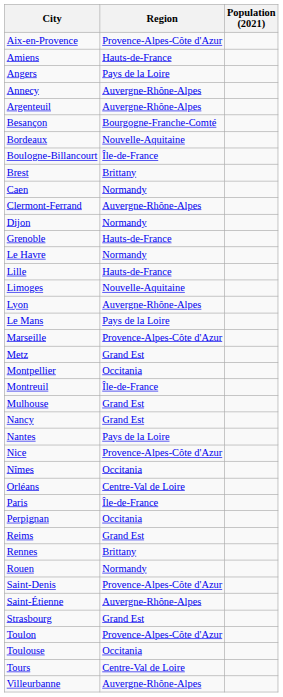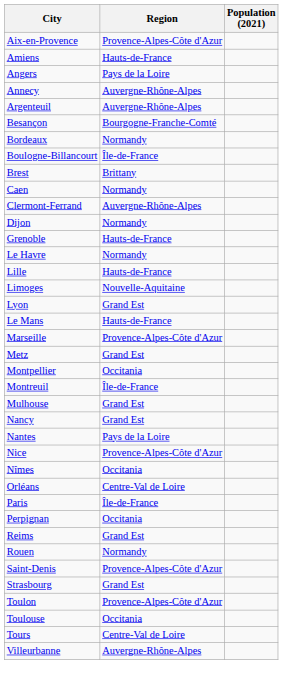(144, 139) Nouvelle-Aquitaine -> (124, 139) Normandy
(152, 304) Auvergne-Rhône-Alpes -> (123, 304) Grand Est
(136, 321) Pays de la Loire -> (137, 321) Hauts-de-France
- row: (22, 552)
- row: (35, 601)
